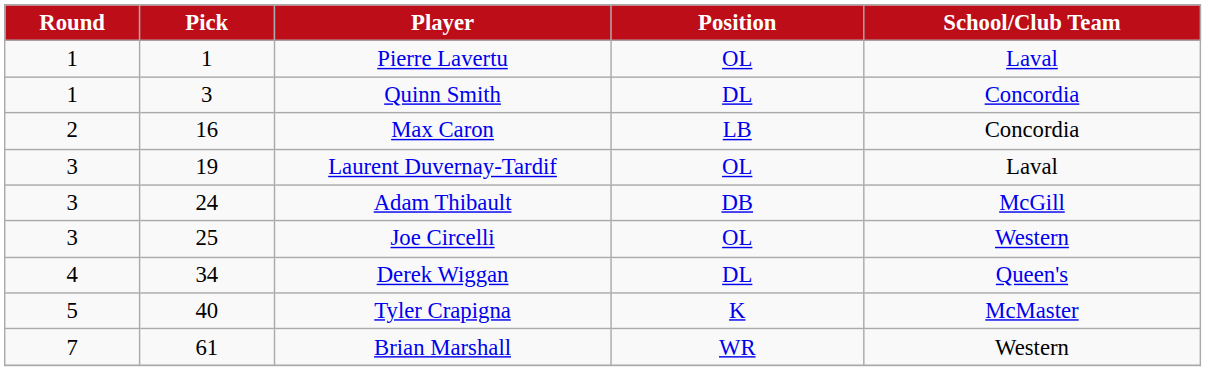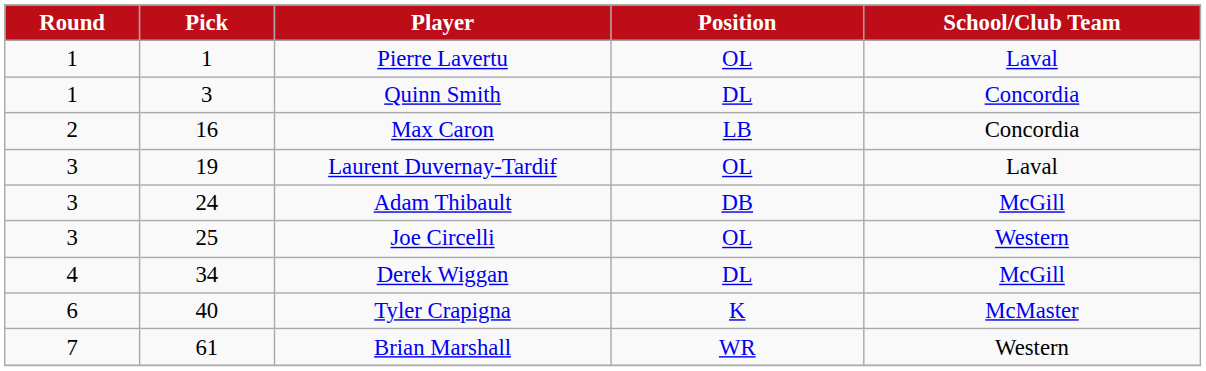(1032, 274) Queen's -> (1032, 274) McGill
(72, 310) 5 -> (72, 310) 6
